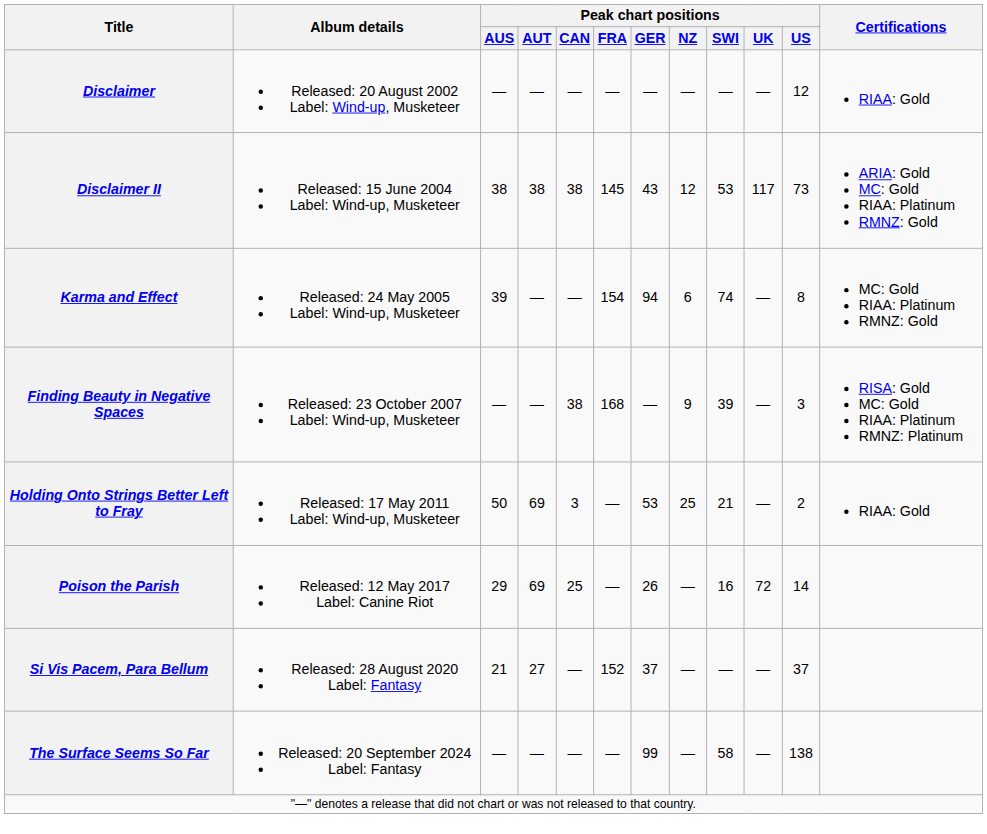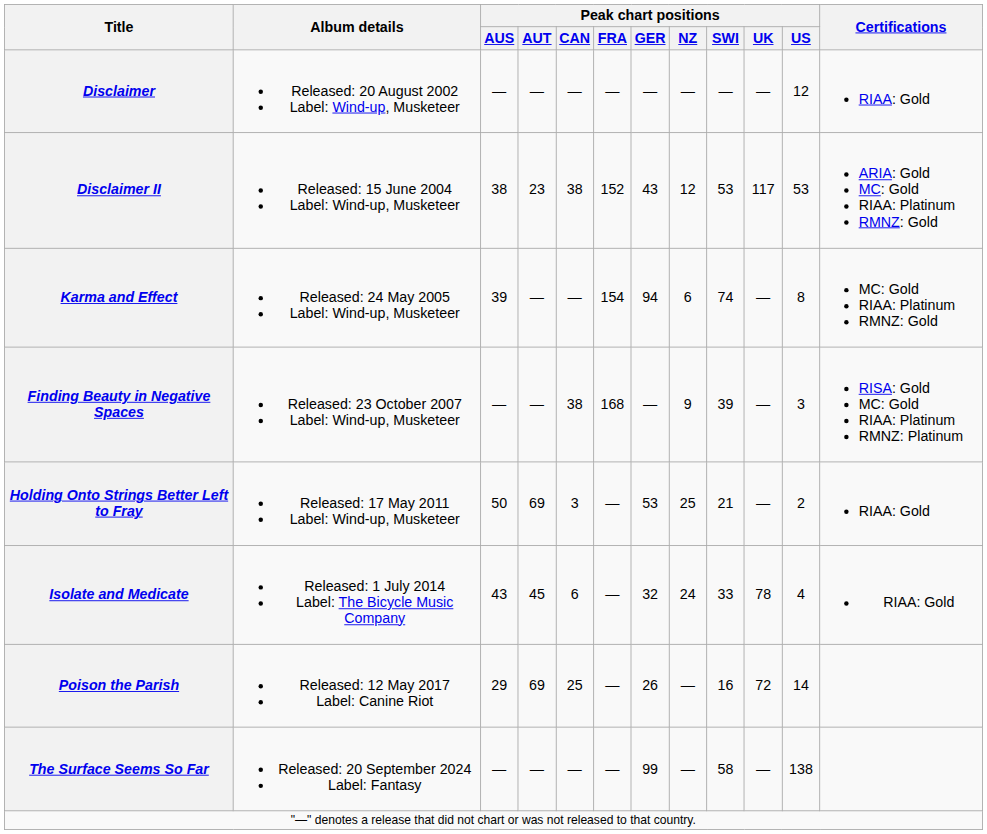(537, 190) 38 -> (537, 190) 23
(612, 190) 145 -> (612, 190) 152
(801, 190) 73 -> (801, 190) 53
+ row: (119, 594)
- row: (119, 669)
